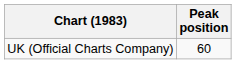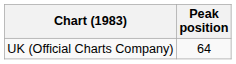(204, 48) 60 -> (204, 48) 64
